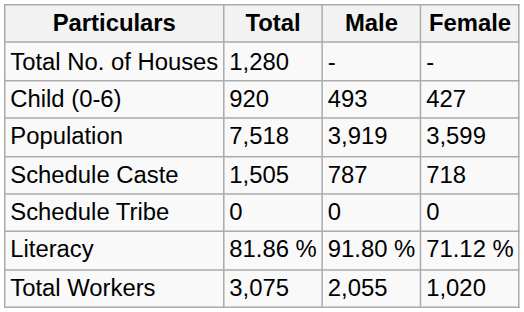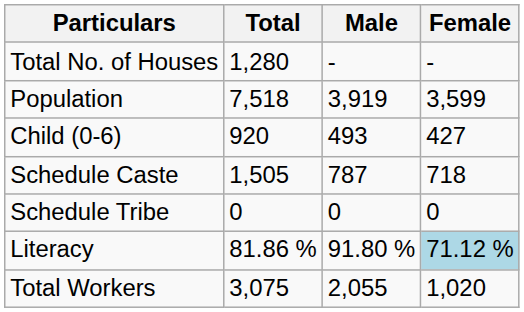rows swapped: (67, 136) <-> (66, 99)
(470, 250) no background -> (470, 250) lightblue background
